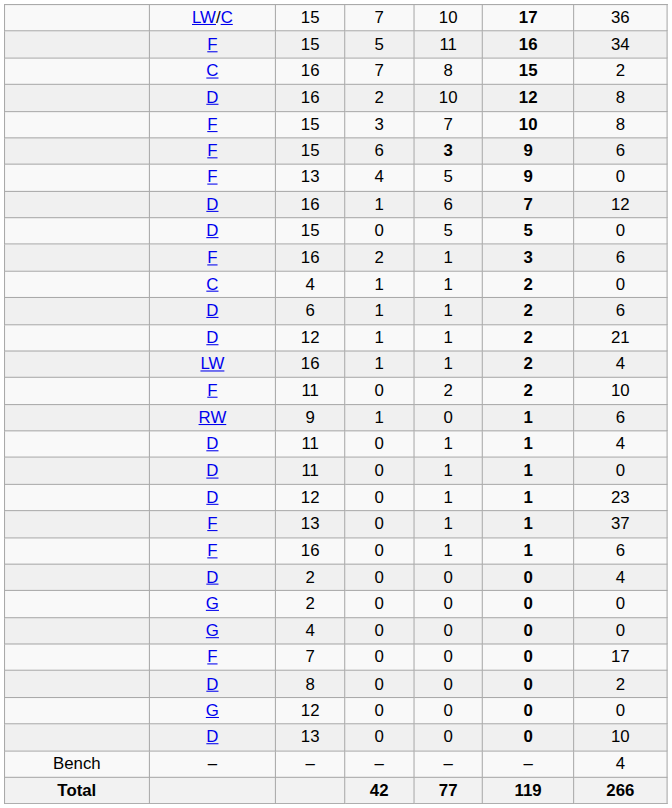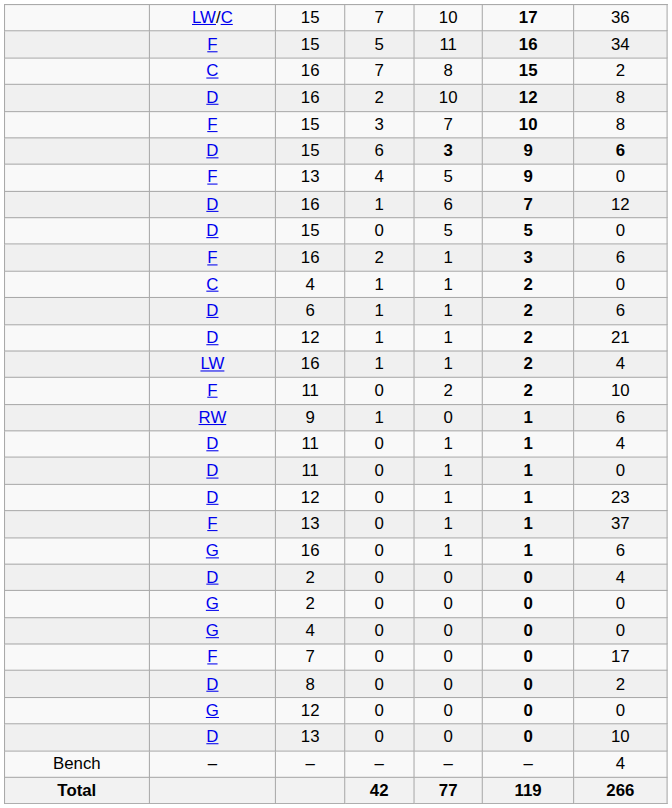(212, 151) F -> (212, 151) D
(620, 151) normal -> (620, 151) bold
(212, 550) F -> (212, 550) G
